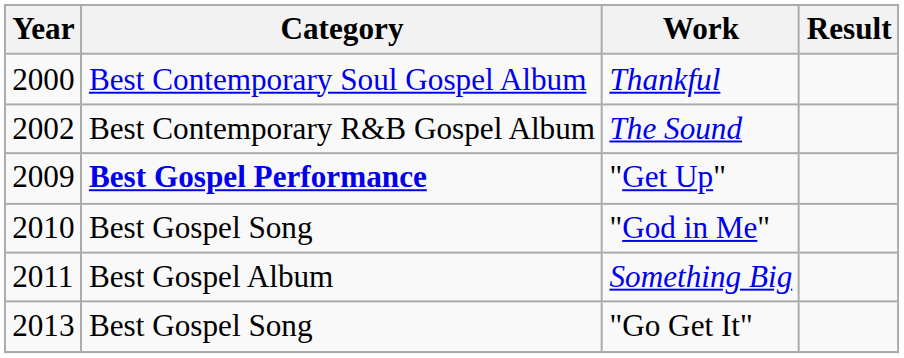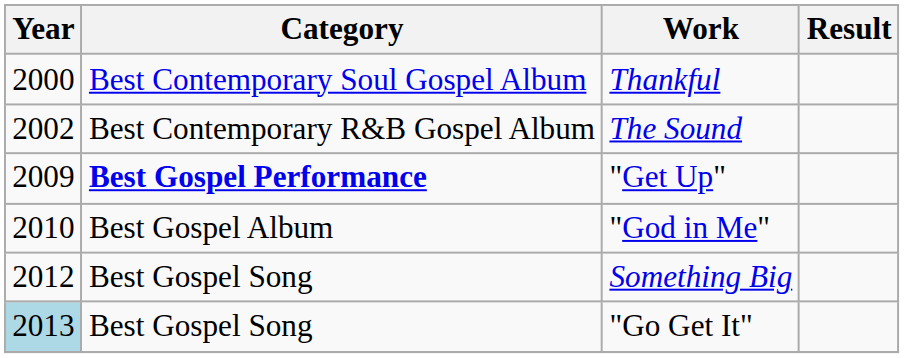(201, 227) Best Gospel Song -> (211, 227) Best Gospel Album
(43, 276) 2011 -> (43, 276) 2012
(211, 276) Best Gospel Album -> (201, 276) Best Gospel Song
(43, 326) no background -> (43, 326) lightblue background
